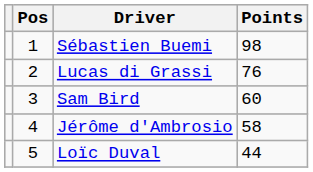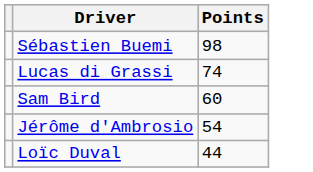- column: (33, 18)
(251, 73) 76 -> (212, 73) 74
(251, 127) 58 -> (212, 127) 54
